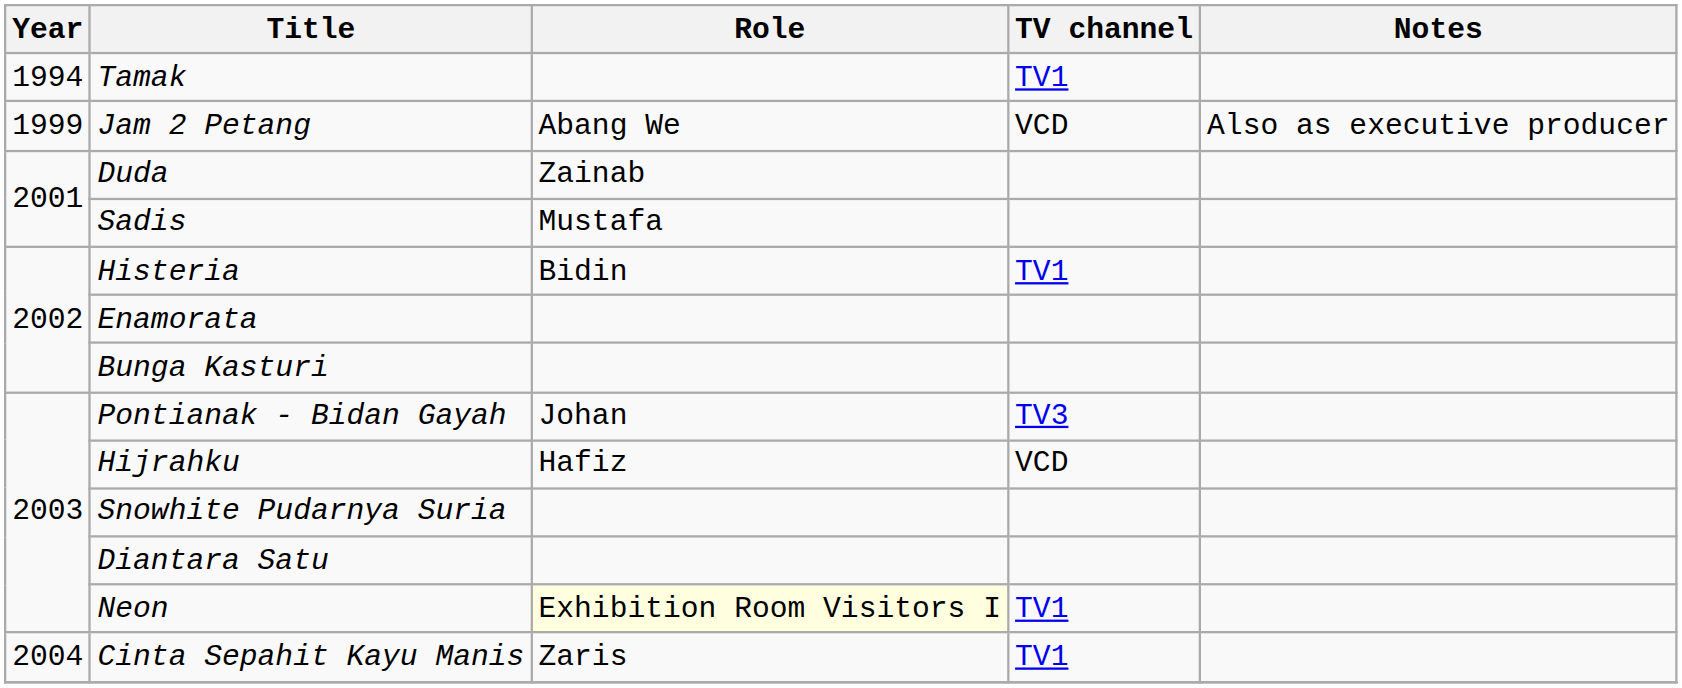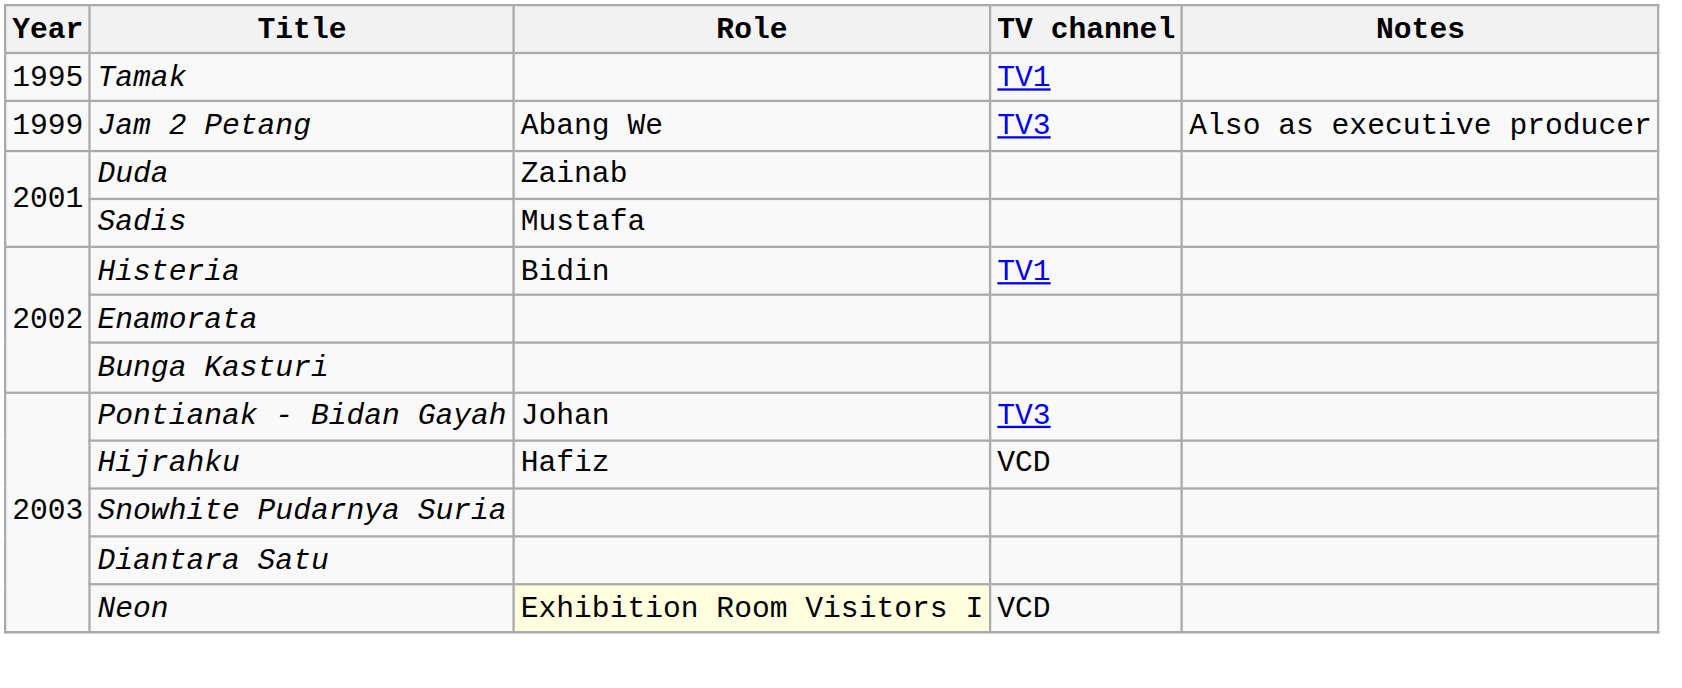(48, 78) 1994 -> (48, 78) 1995
(1042, 126) VCD -> (1024, 126) TV3
(1042, 609) TV1 -> (1024, 609) VCD
- row: (311, 657)
